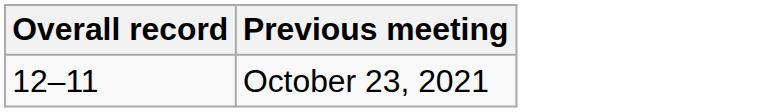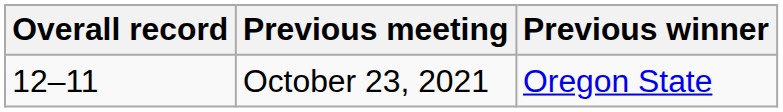+ column: (646, 29)
